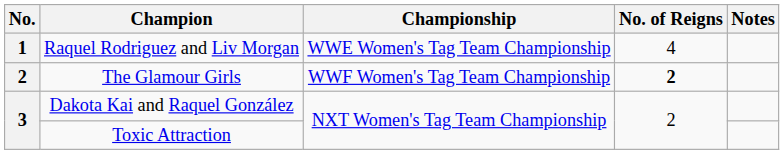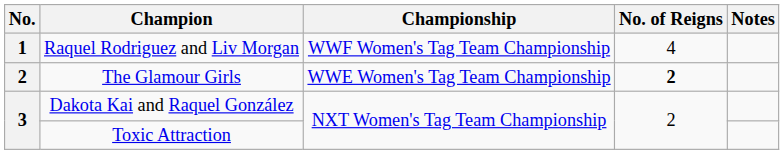(459, 47) WWE Women's Tag Team Championship -> (459, 47) WWF Women's Tag Team Championship
(459, 76) WWF Women's Tag Team Championship -> (459, 76) WWE Women's Tag Team Championship
